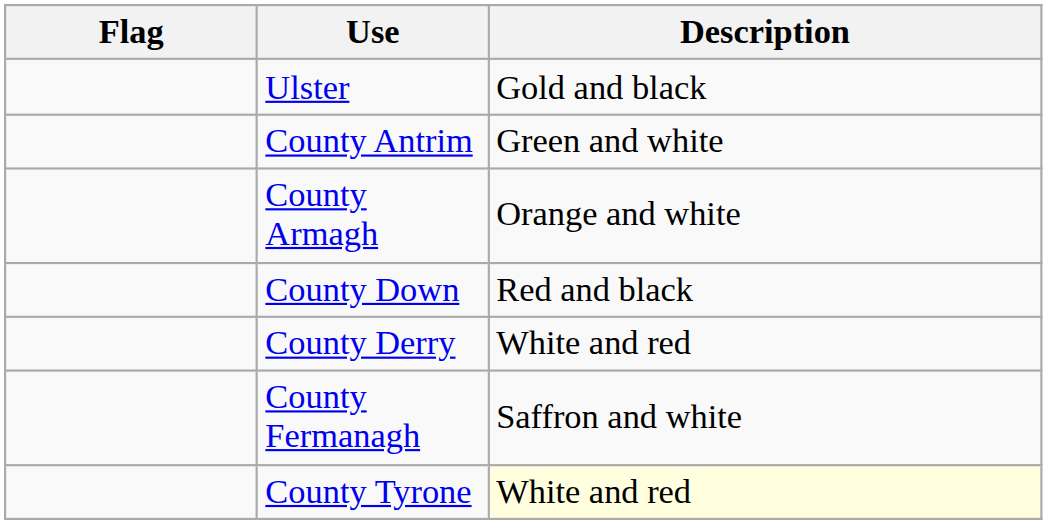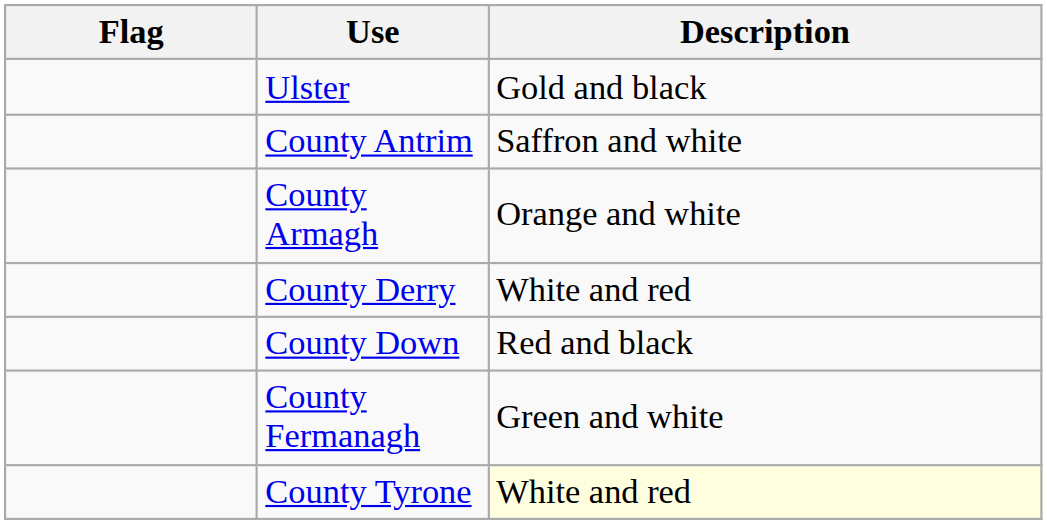(610, 140) Green and white -> (619, 140) Saffron and white
rows swapped: (360, 343) <-> (362, 288)
(619, 417) Saffron and white -> (610, 417) Green and white
